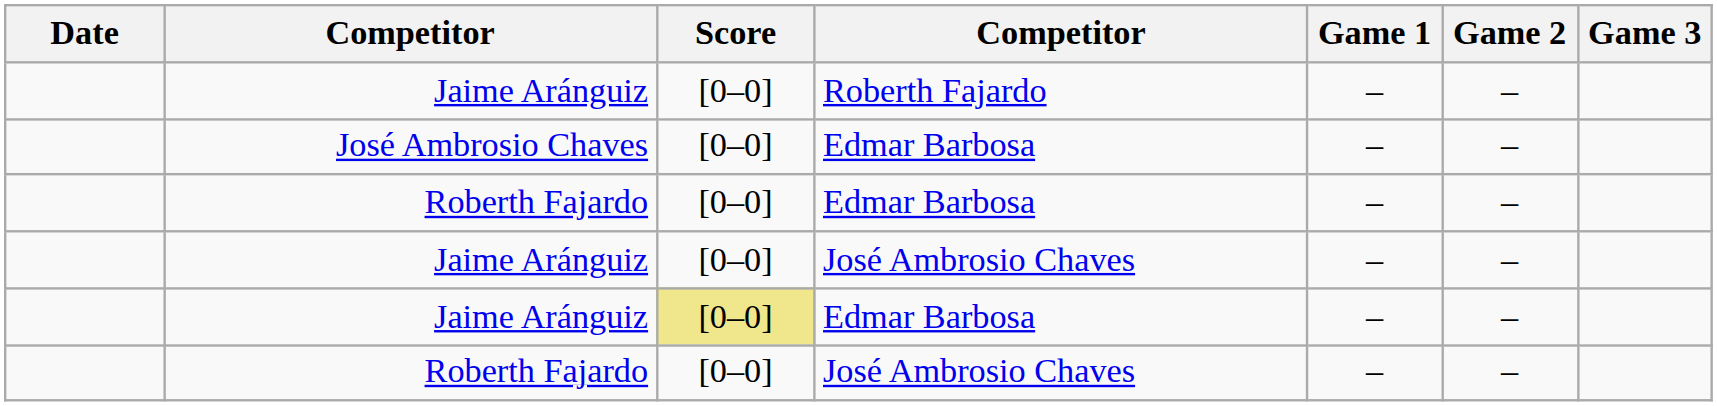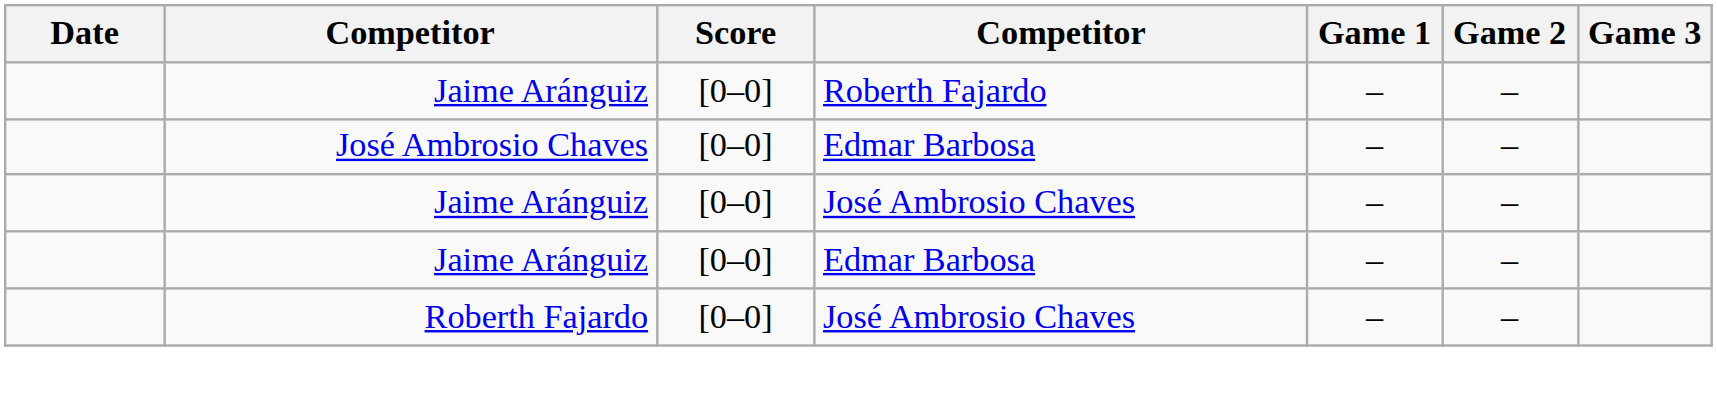- row: (536, 202)
(736, 315) khaki background -> (736, 259) no background
